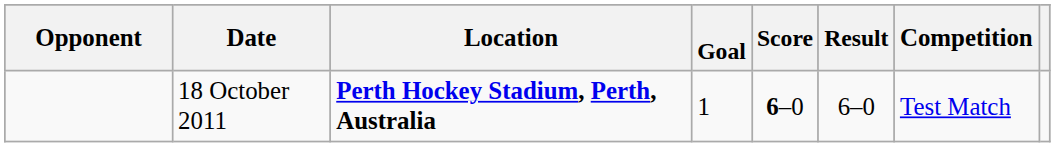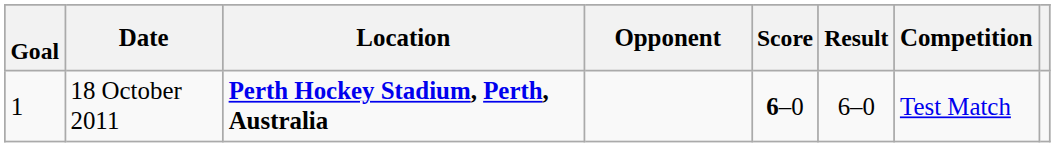columns swapped: (721, 52) <-> (89, 38)
